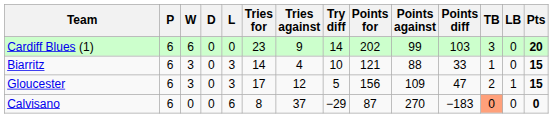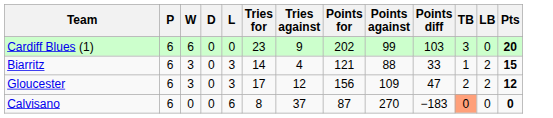- column: (336, 20)
(513, 65) 0 -> (487, 65) 2
(513, 84) 1 -> (487, 84) 2
(536, 84) 15 -> (510, 84) 12
